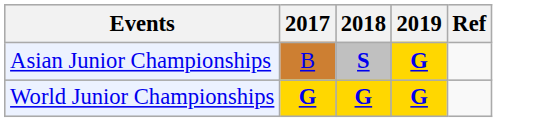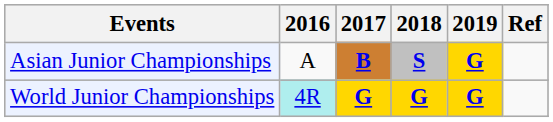+ column: (308, 23)
(308, 60) normal -> (363, 60) bold
